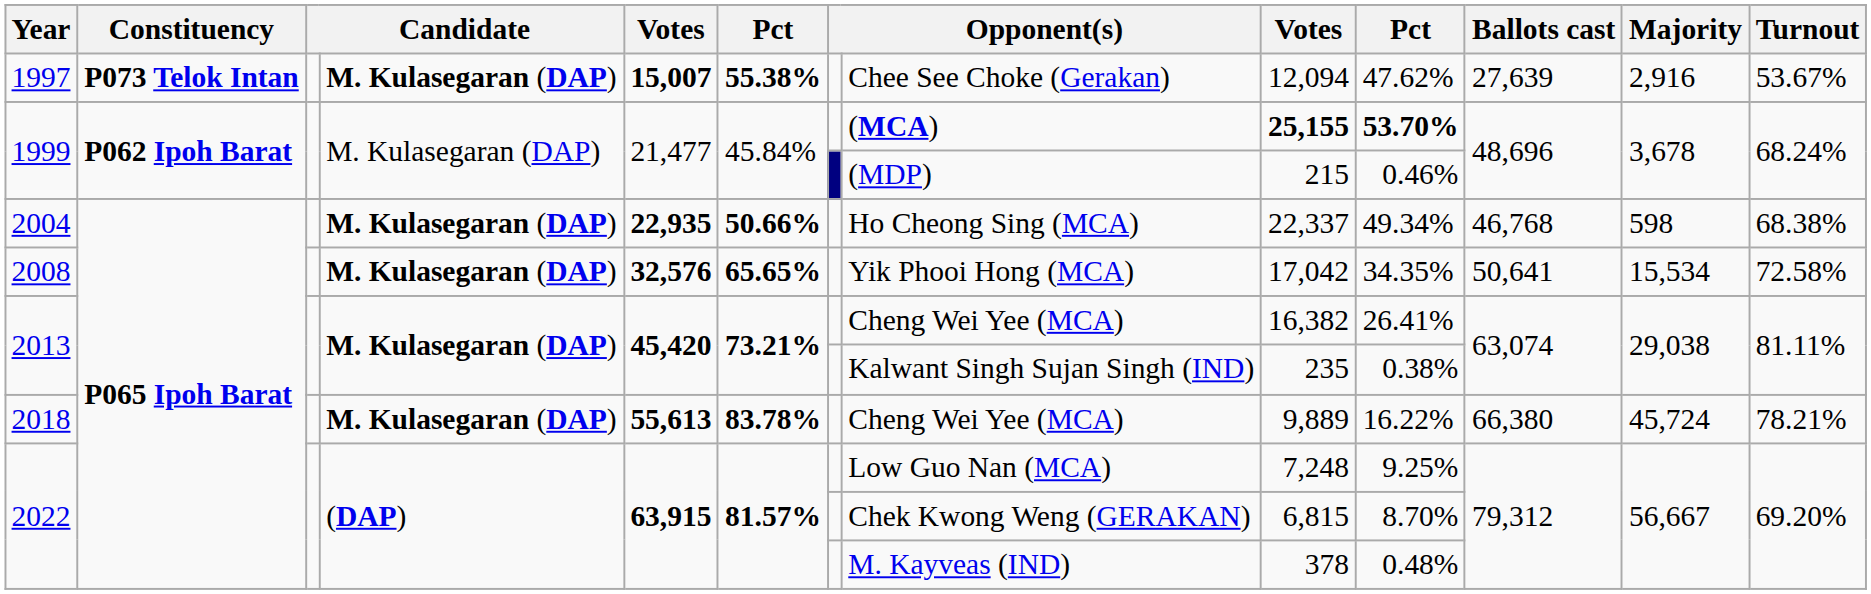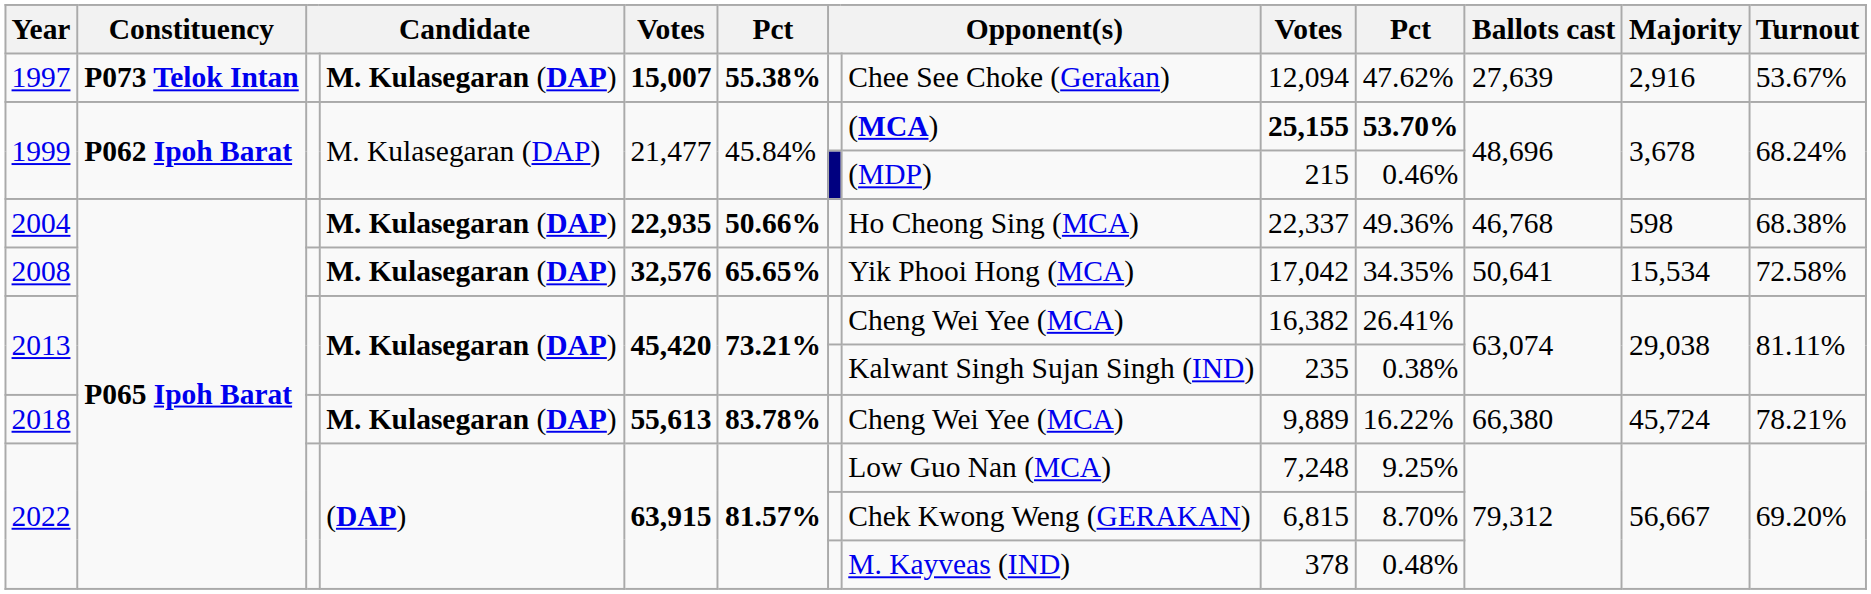(1408, 223) 49.34% -> (1408, 223) 49.36%
